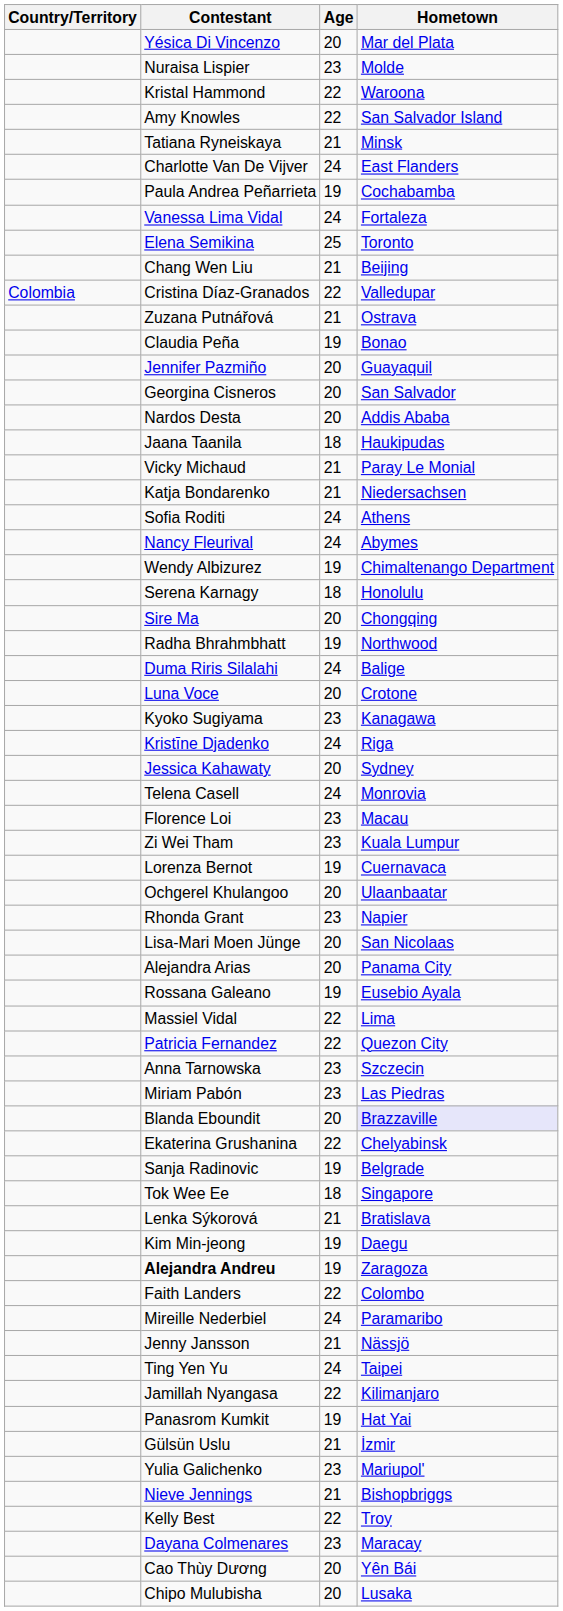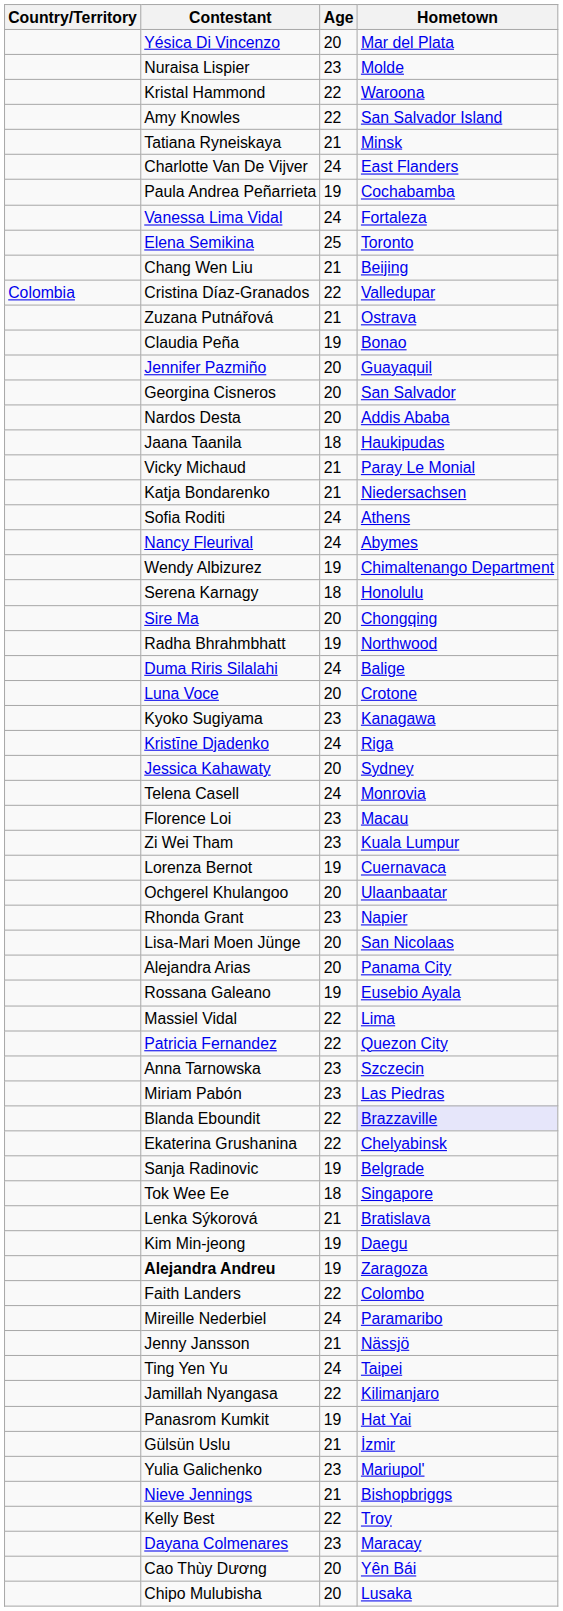(333, 1118) 20 -> (333, 1118) 22
